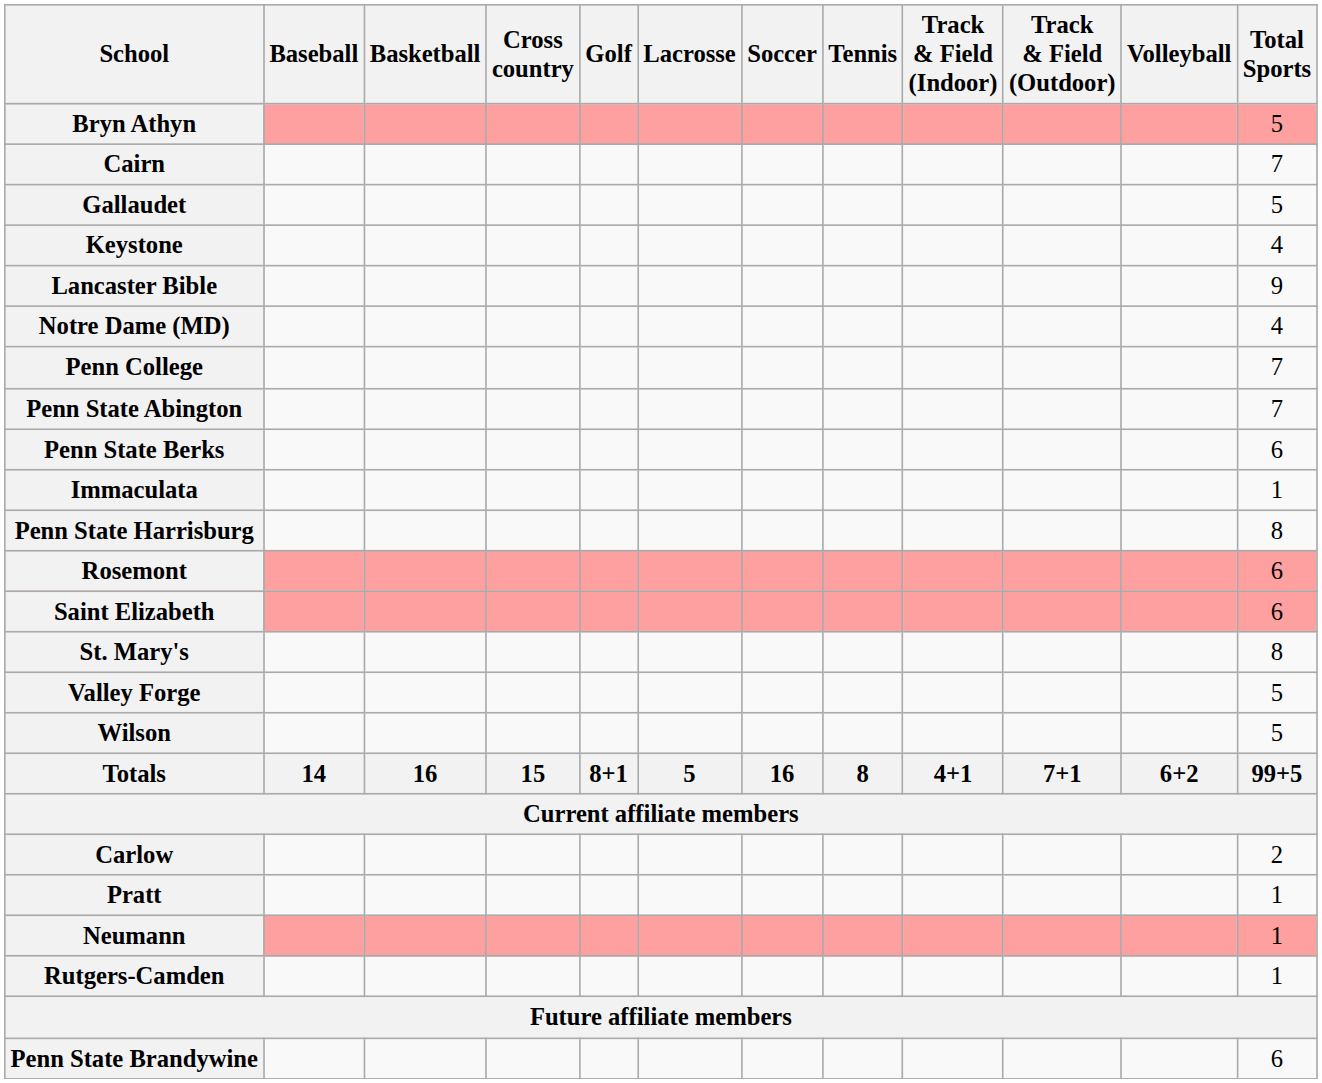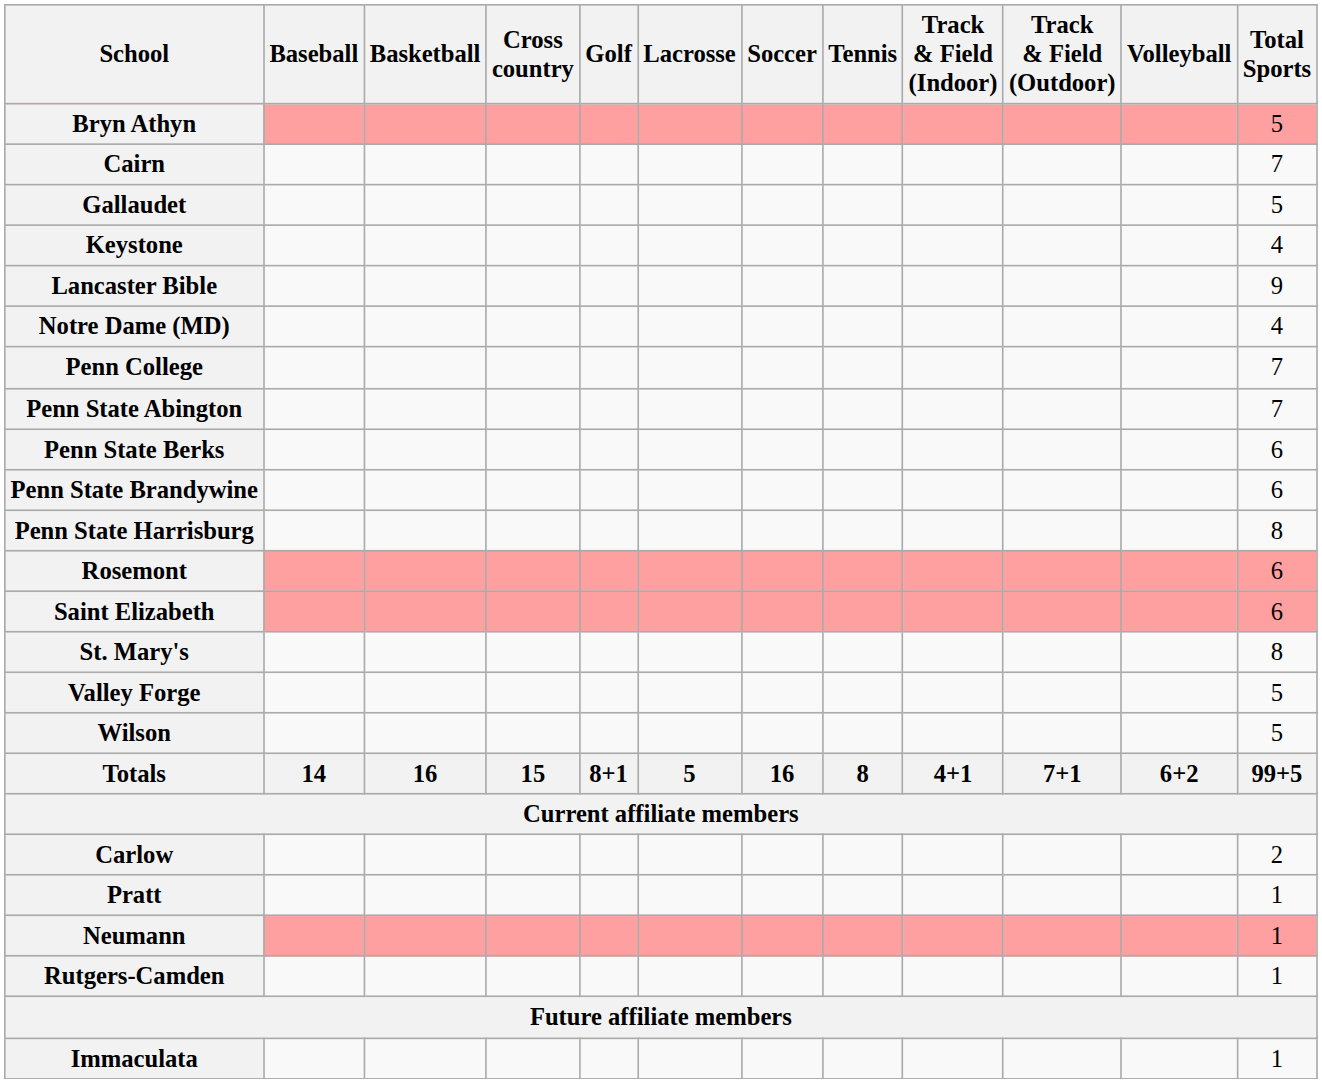rows swapped: (134, 1057) <-> (134, 489)
